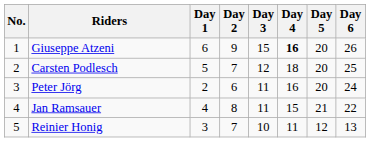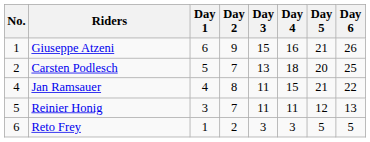(292, 48) bold -> (292, 48) normal
(321, 48) 20 -> (321, 48) 21
(263, 68) 12 -> (263, 68) 13
- row: (56, 87)
(263, 127) 10 -> (263, 107) 11
+ row: (56, 127)
